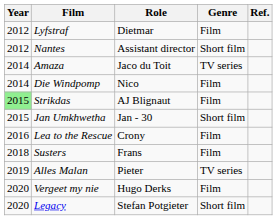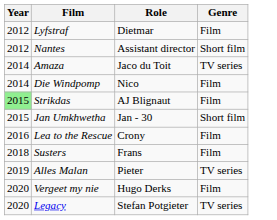- column: (260, 13)
(223, 205) Short film -> (221, 205) TV series
